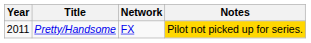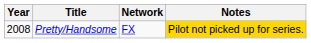(18, 29) 2011 -> (19, 29) 2008
